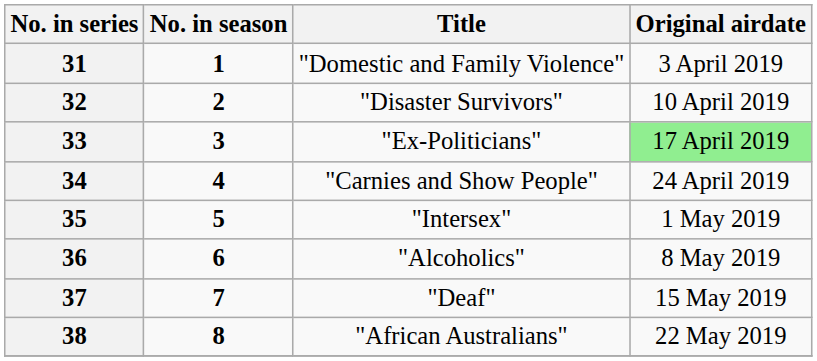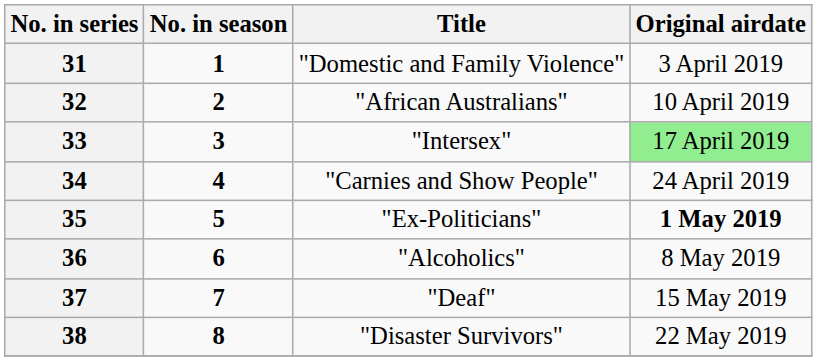(461, 102) "Disaster Survivors" -> (461, 102) "African Australians"
(461, 141) "Ex-Politicians" -> (461, 141) "Intersex"
(461, 219) "Intersex" -> (461, 219) "Ex-Politicians"
(721, 219) normal -> (721, 219) bold
(461, 336) "African Australians" -> (461, 336) "Disaster Survivors"
